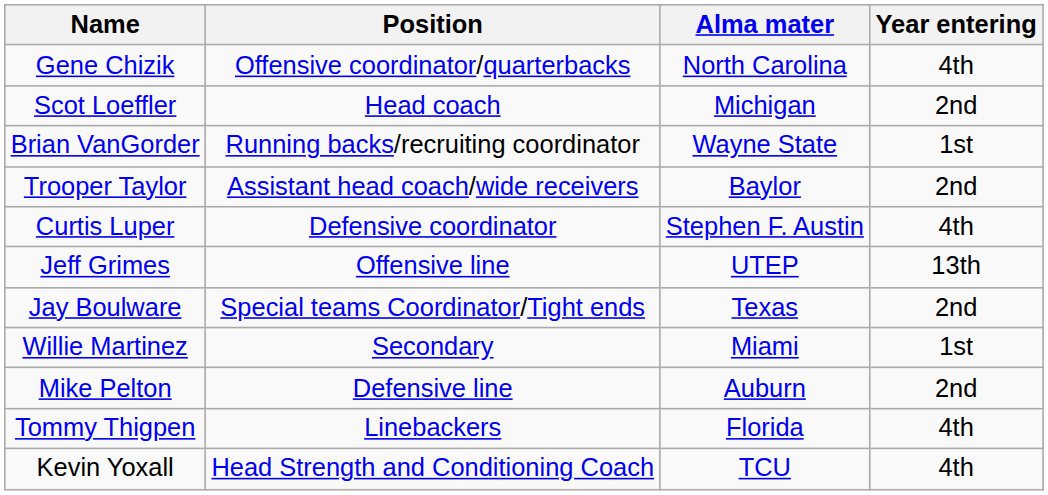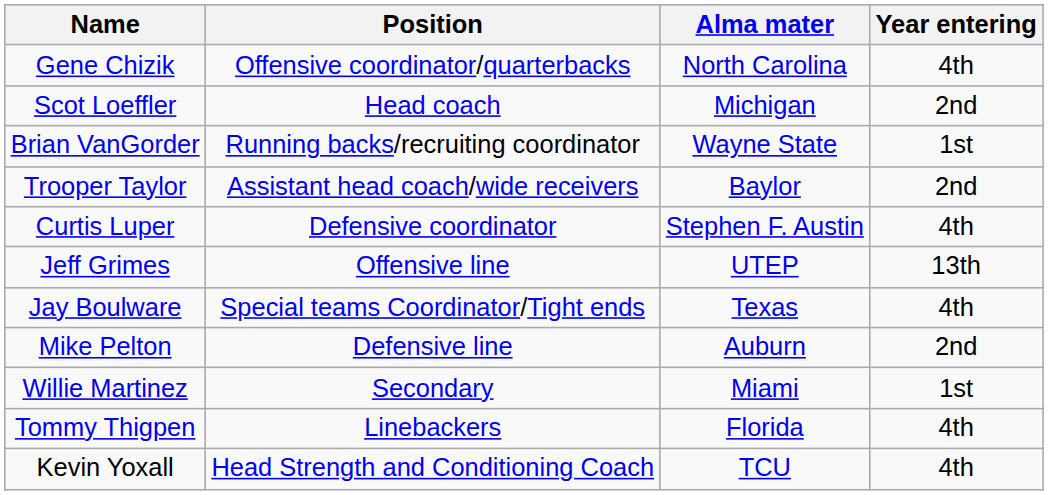(956, 307) 2nd -> (956, 307) 4th
rows swapped: (105, 387) <-> (105, 347)
